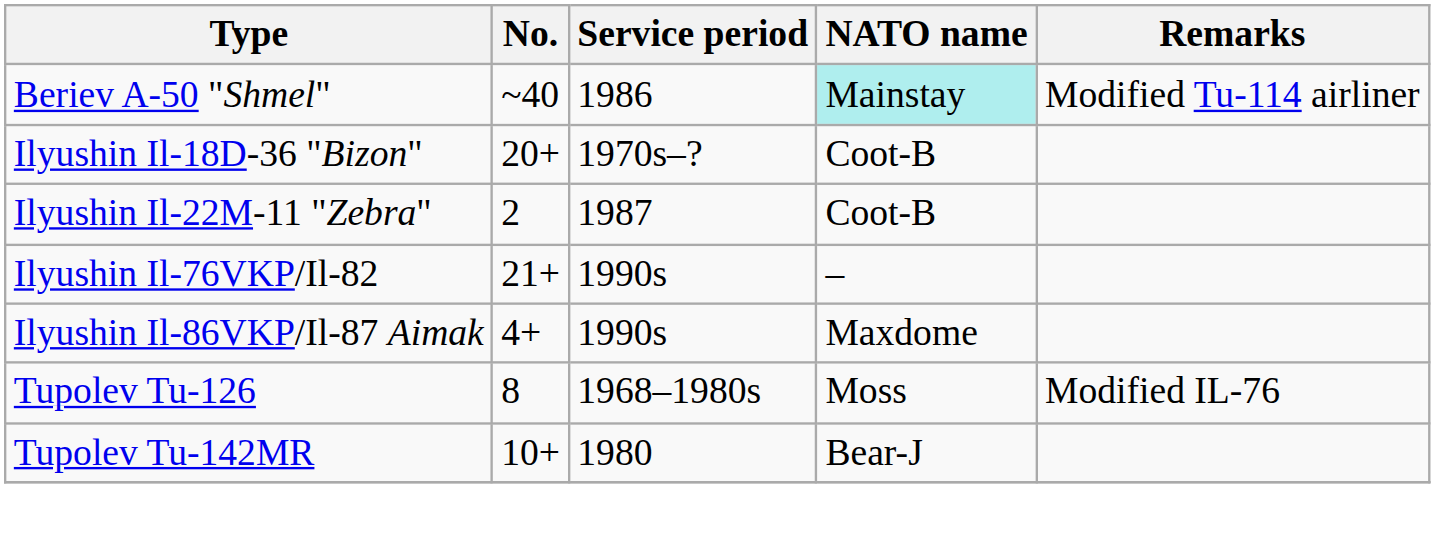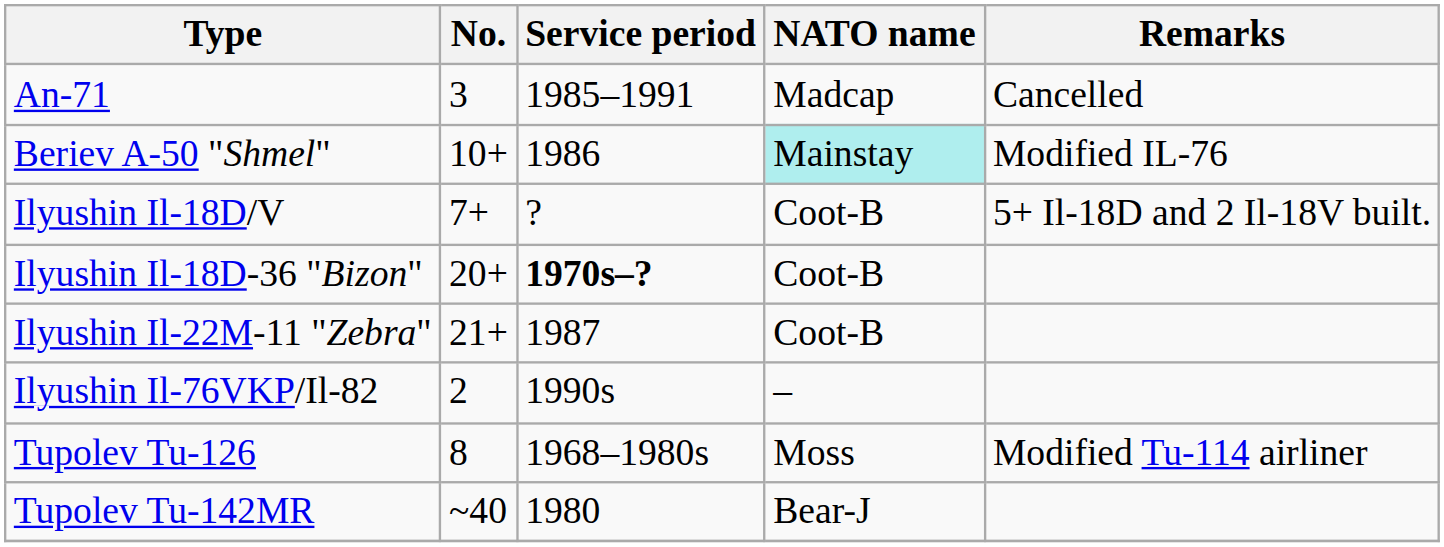+ row: (62, 93)
(530, 93) ~40 -> (478, 153) 10+
(1232, 93) Modified Tu-114 airliner -> (1110, 153) Modified IL-76
+ row: (149, 213)
(640, 153) normal -> (589, 272) bold
(511, 213) 2 -> (478, 332) 21+
(531, 272) 21+ -> (458, 392) 2
- row: (249, 332)
(1162, 392) Modified IL-76 -> (1180, 451) Modified Tu-114 airliner
(531, 451) 10+ -> (478, 511) ~40
